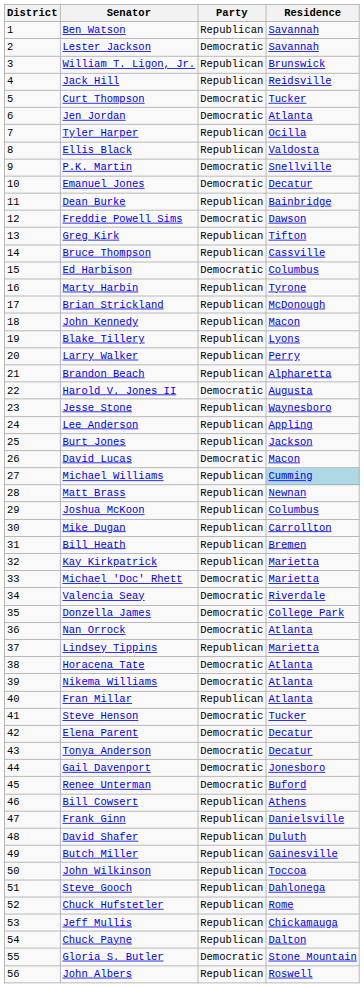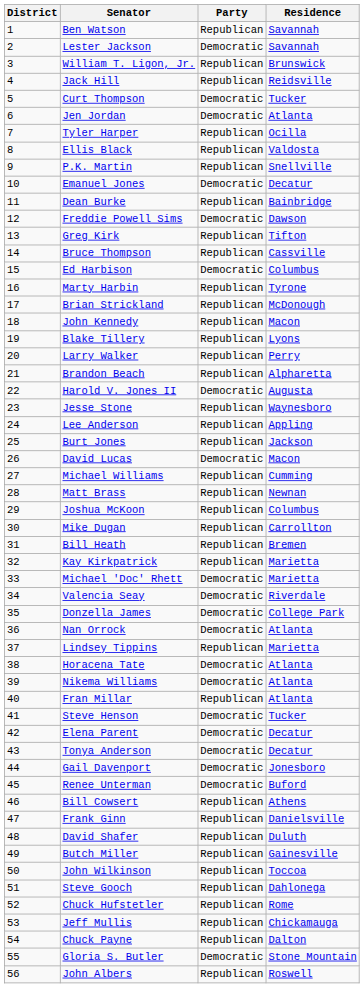(232, 167) Democratic -> (232, 167) Republican
(291, 476) lightblue background -> (291, 476) no background
